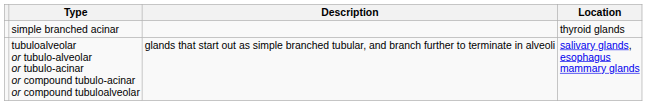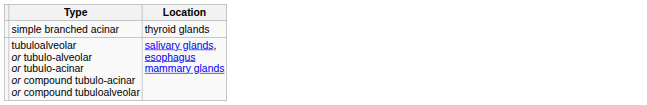- column: (350, 12)
